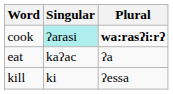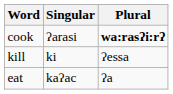(62, 36) paleturquoise background -> (62, 36) no background
rows swapped: (15, 57) <-> (16, 78)
